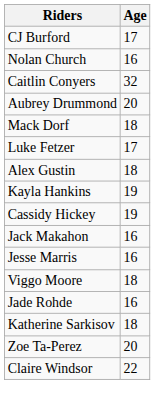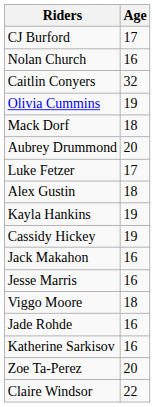+ row: (54, 103)
rows swapped: (38, 125) <-> (62, 103)
(130, 324) 18 -> (130, 346) 16
